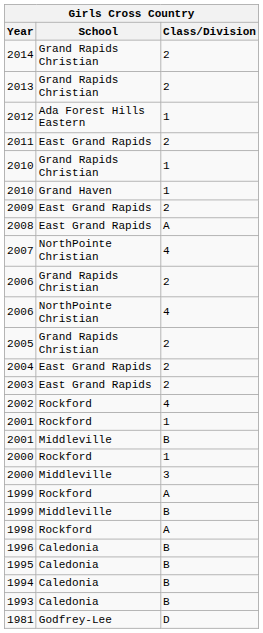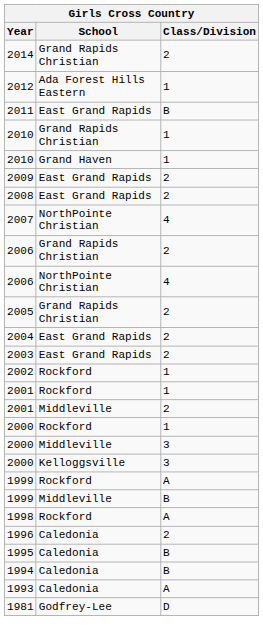- row: (20, 87)
(166, 142) 2 -> (166, 111) B
(166, 227) A -> (166, 196) 2
(166, 404) 4 -> (166, 373) 1
(166, 440) B -> (166, 409) 2
+ row: (20, 463)
(166, 548) B -> (166, 535) 2
(166, 602) B -> (166, 589) A
